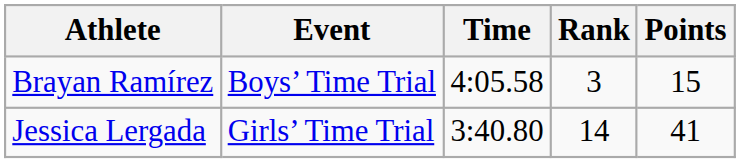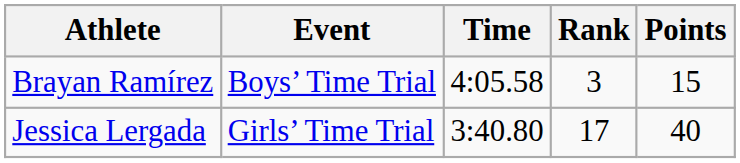(594, 131) 14 -> (594, 131) 17
(686, 131) 41 -> (686, 131) 40
